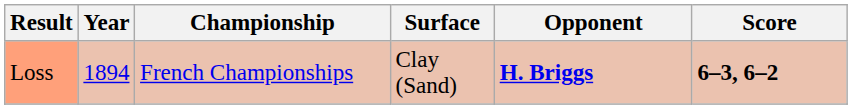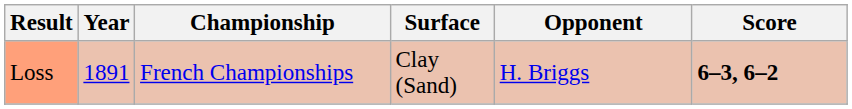(106, 72) 1894 -> (106, 72) 1891
(546, 72) bold -> (545, 72) normal
